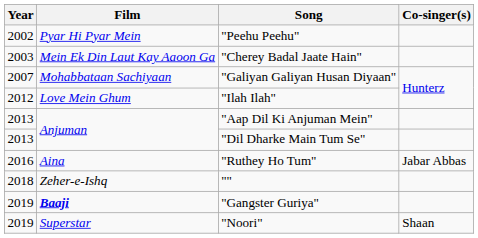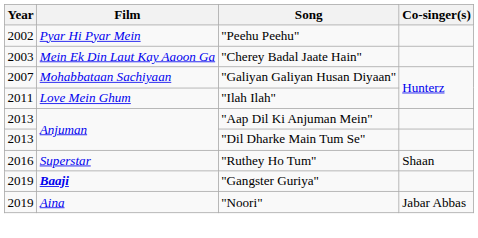(21, 98) 2012 -> (20, 98) 2011
(52, 160) Aina -> (65, 160) Superstar
(434, 160) Jabar Abbas -> (418, 160) Shaan
- row: (227, 181)
(65, 222) Superstar -> (52, 202) Aina
(418, 222) Shaan -> (434, 202) Jabar Abbas
